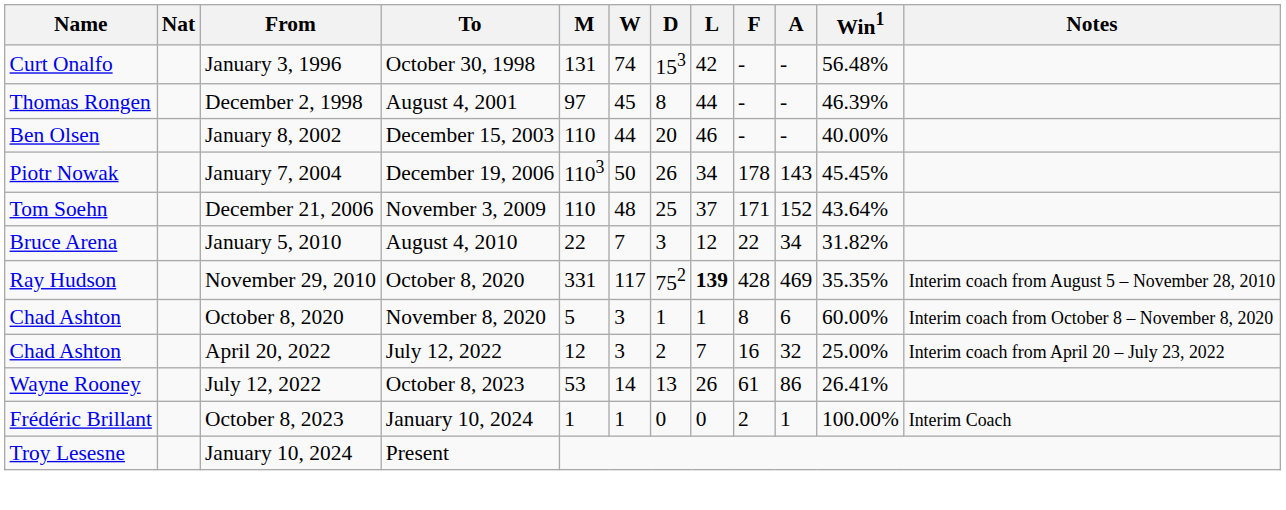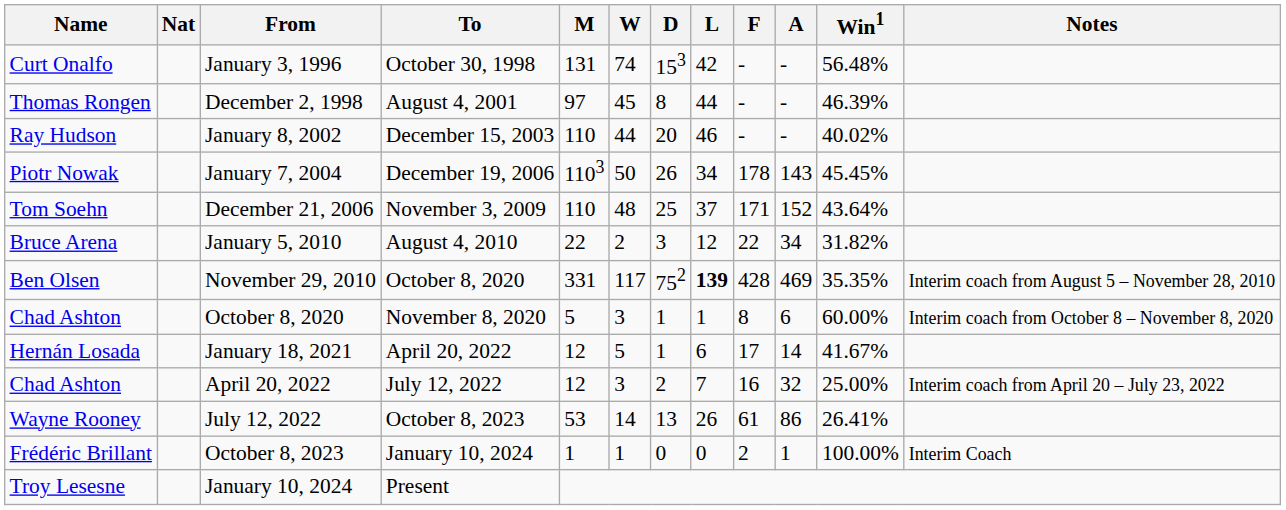(55, 135) Ben Olsen -> (63, 135) Ray Hudson
(855, 135) 40.00% -> (855, 135) 40.02%
(620, 242) 7 -> (620, 242) 2
(63, 279) Ray Hudson -> (55, 279) Ben Olsen
+ row: (279, 350)
